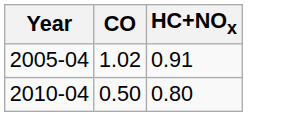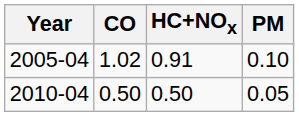+ column: (268, 23)
(172, 94) 0.80 -> (172, 94) 0.50
